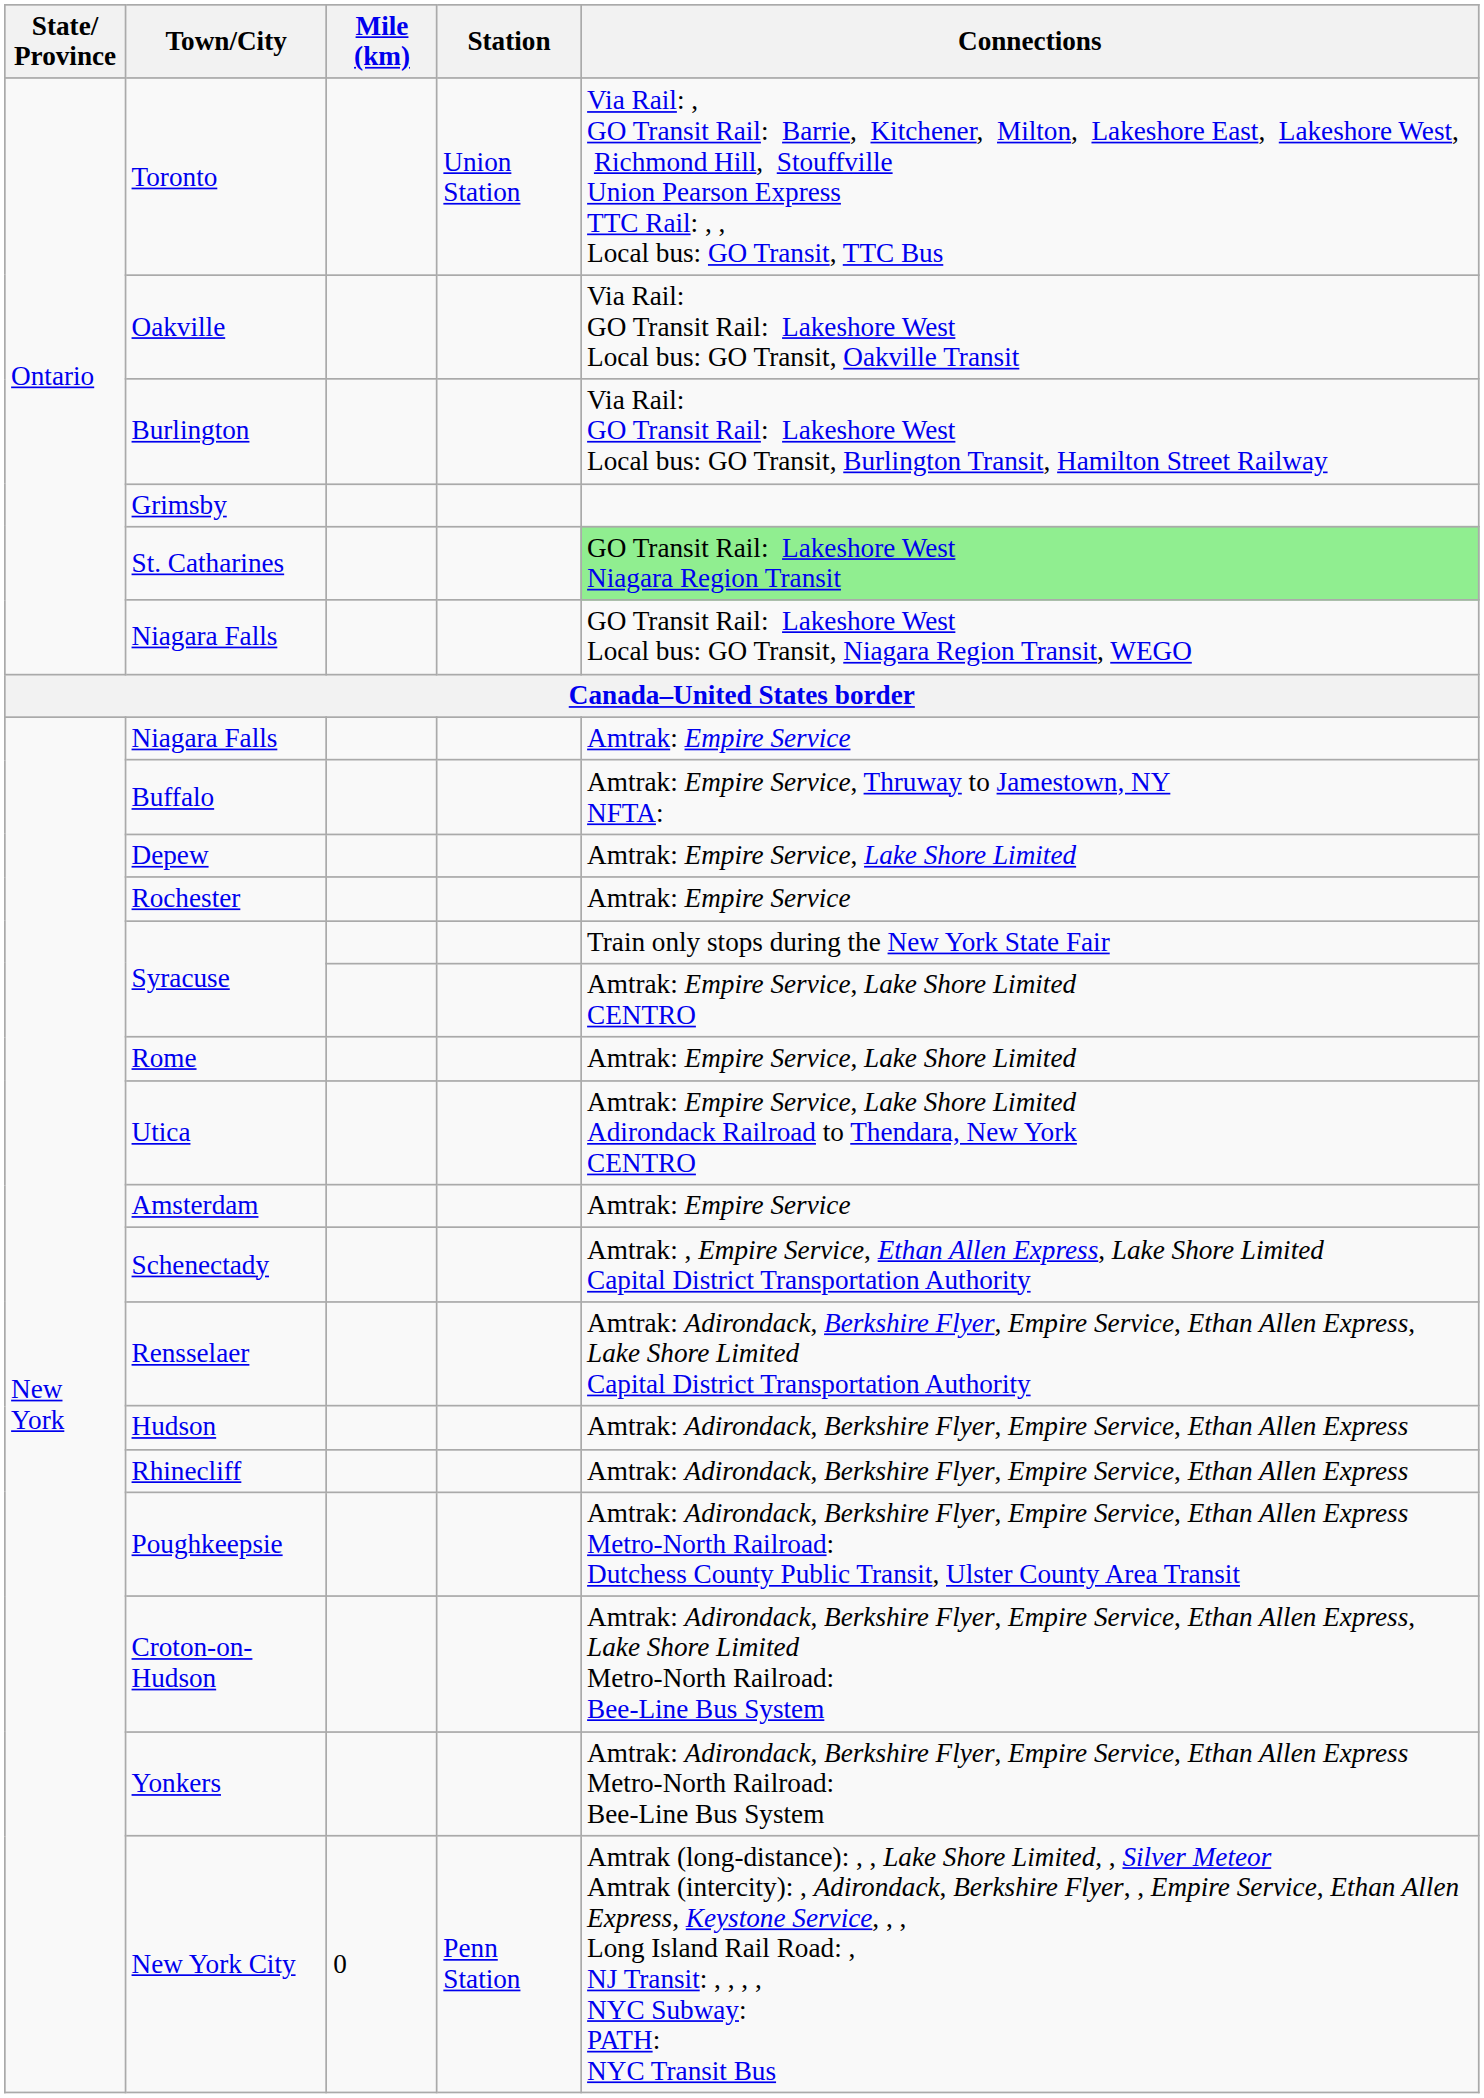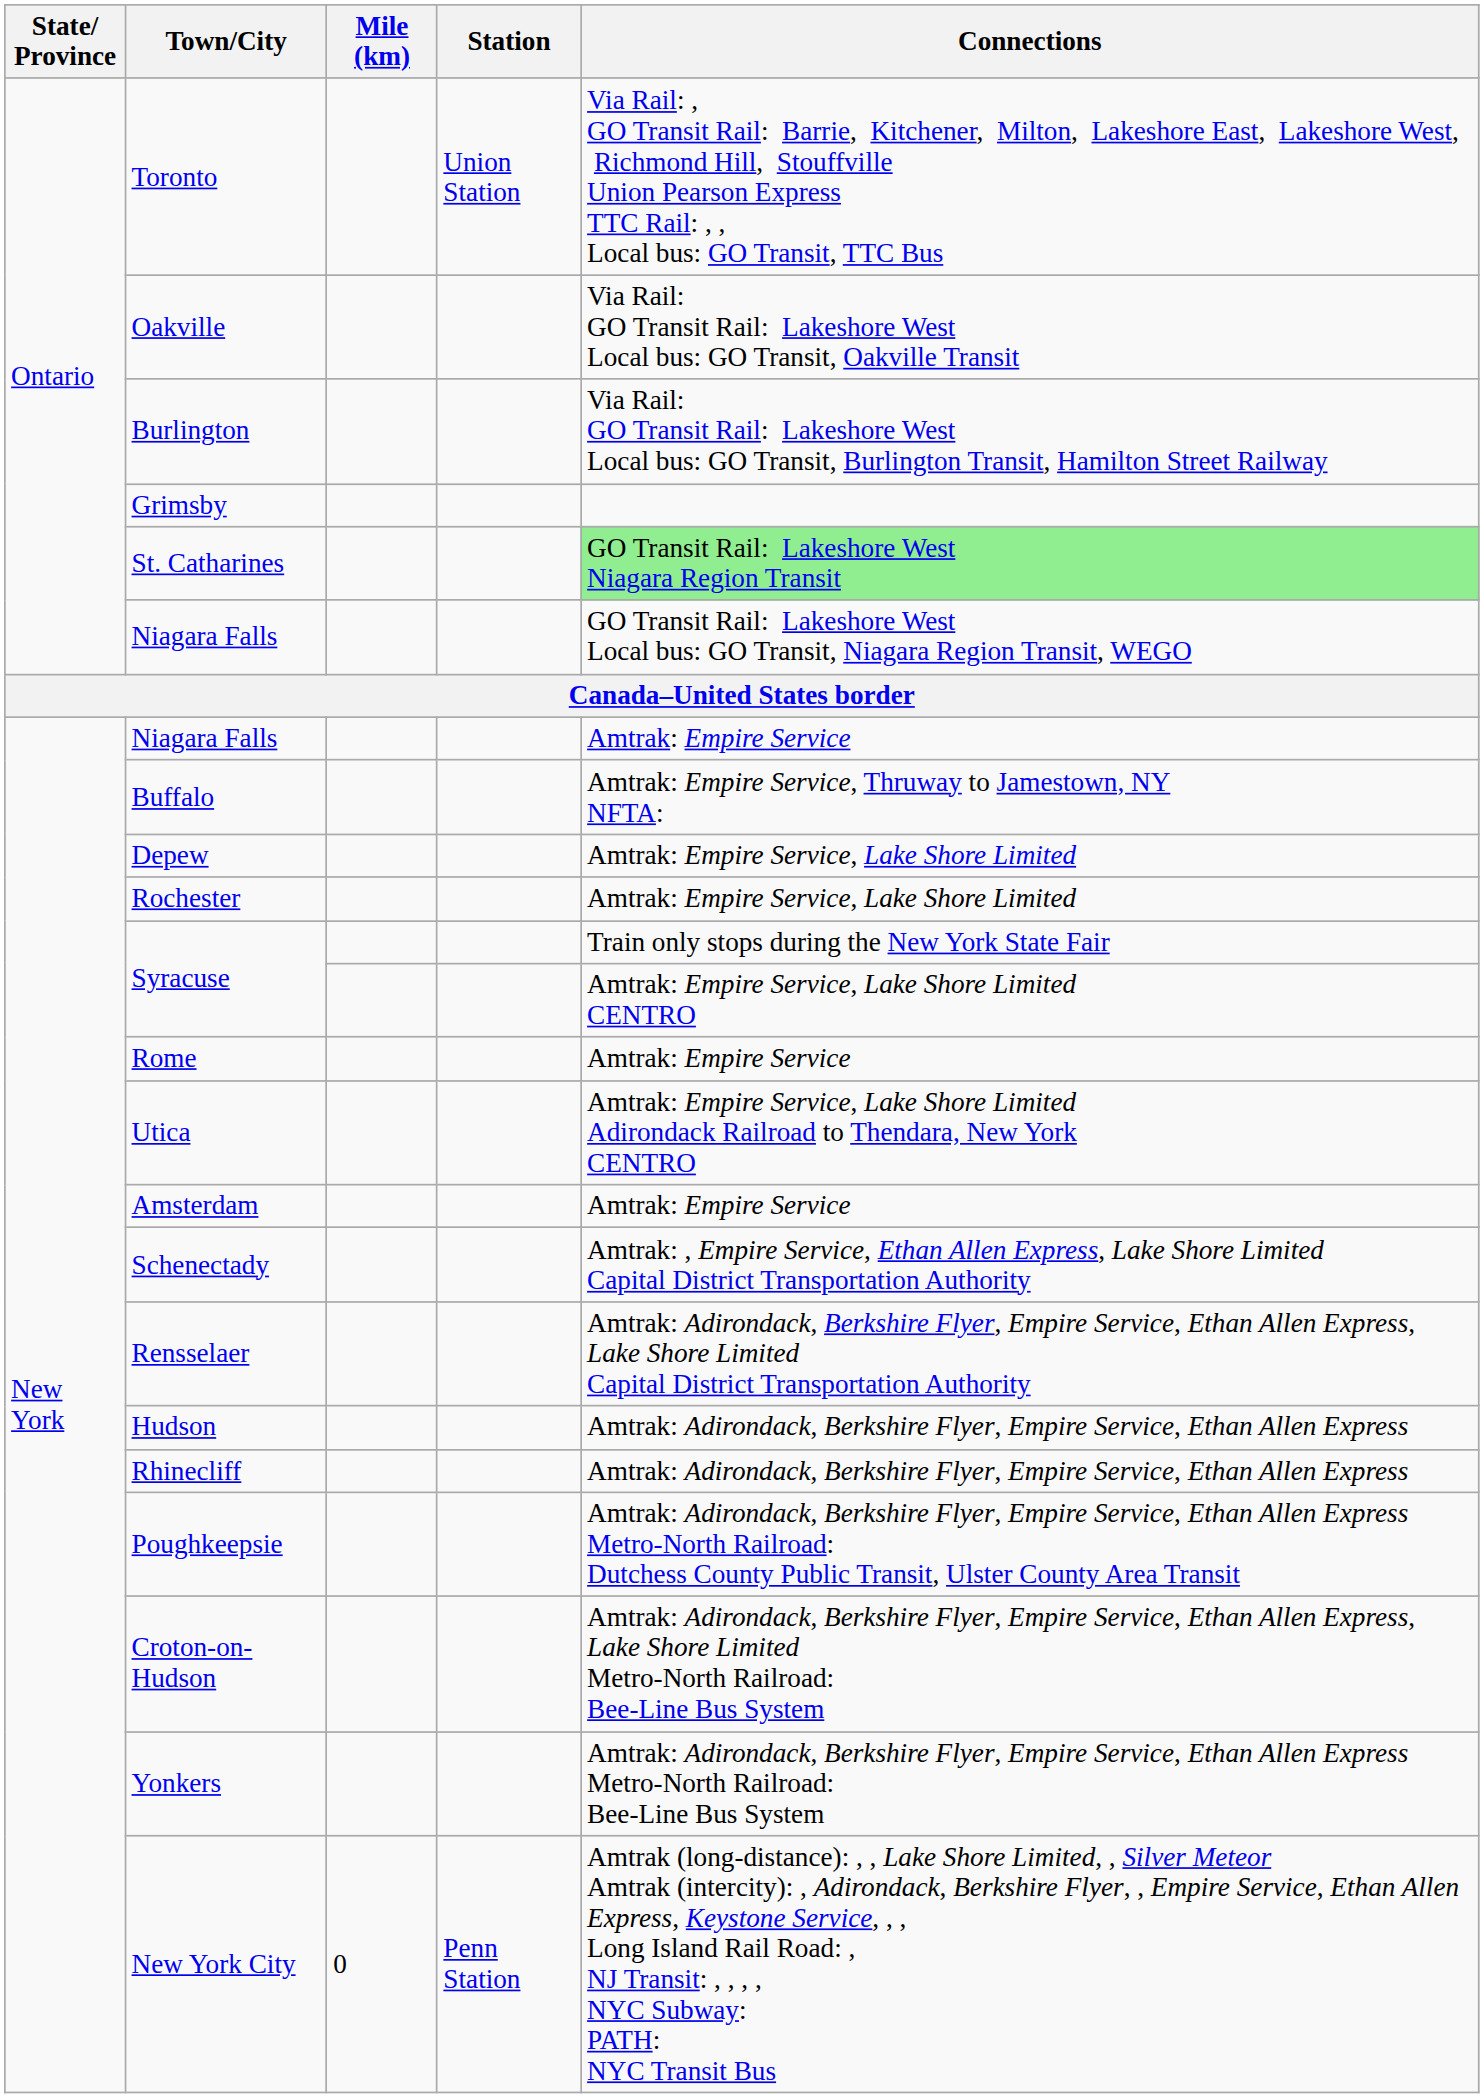(719, 898) Amtrak: Empire Service -> (832, 898) Amtrak: Empire Service, Lake Shore Limited
(832, 1058) Amtrak: Empire Service, Lake Shore Limited -> (719, 1058) Amtrak: Empire Service
